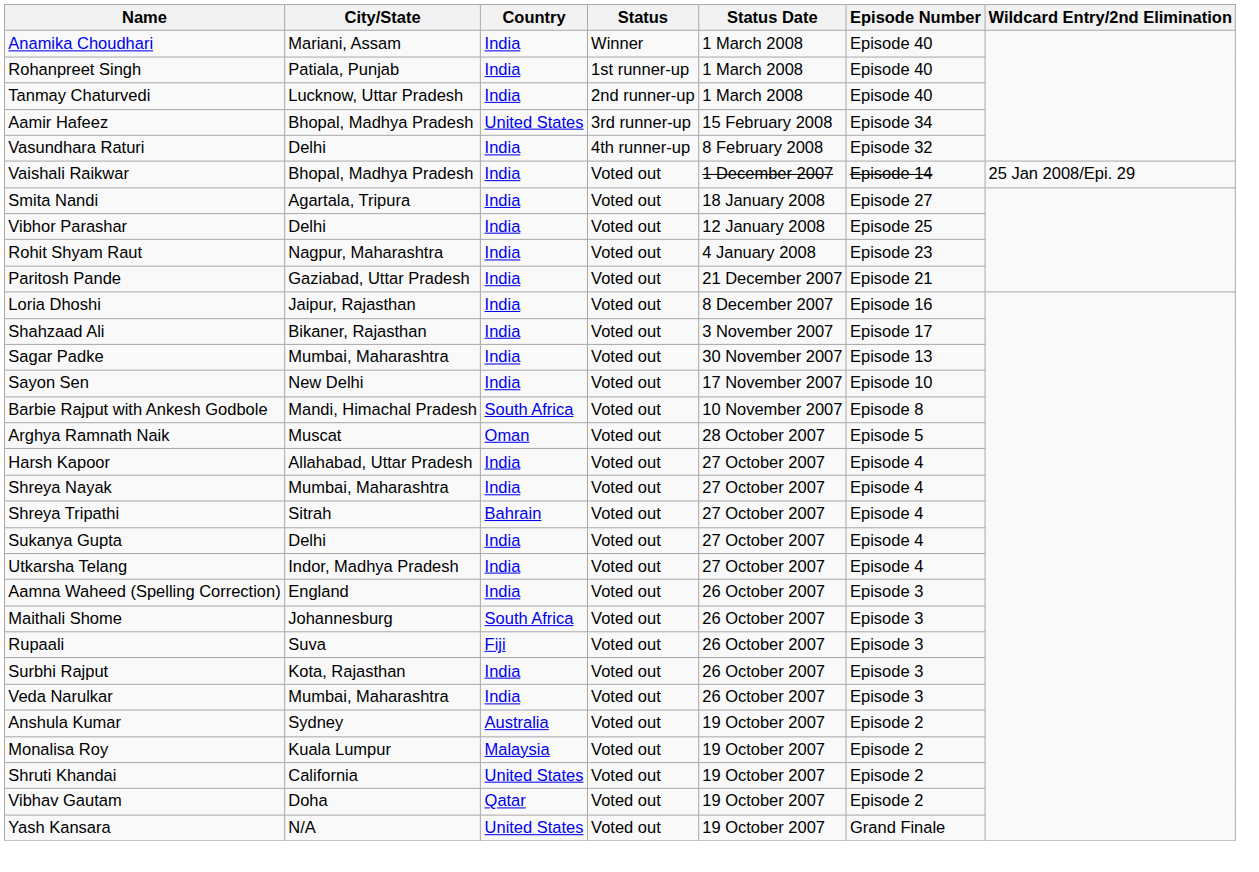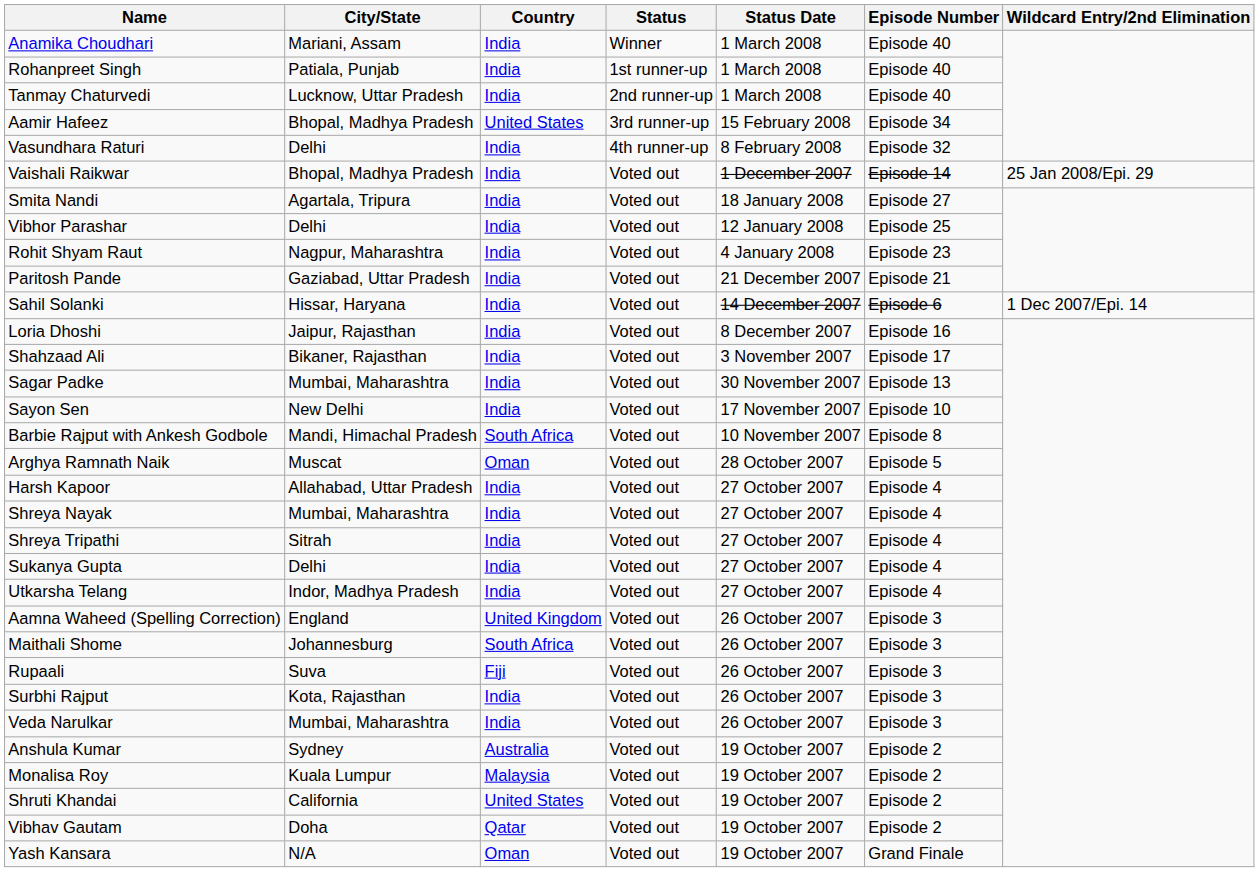+ row: (56, 305)
(513, 514) Bahrain -> (502, 540) India
(502, 592) India -> (543, 618) United Kingdom
(534, 827) United States -> (507, 853) Oman
